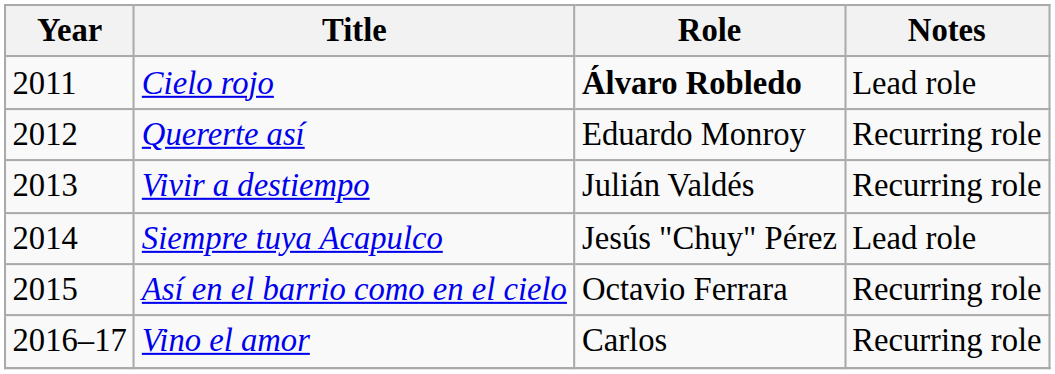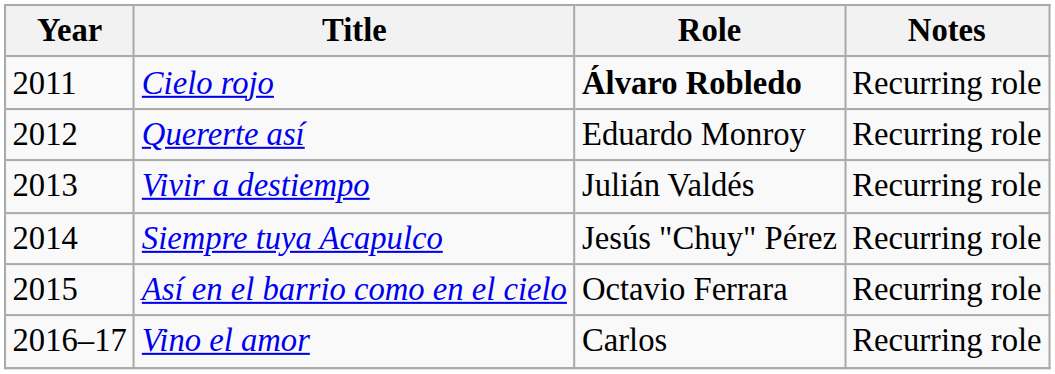(914, 82) Lead role -> (947, 82) Recurring role
(914, 237) Lead role -> (947, 237) Recurring role
